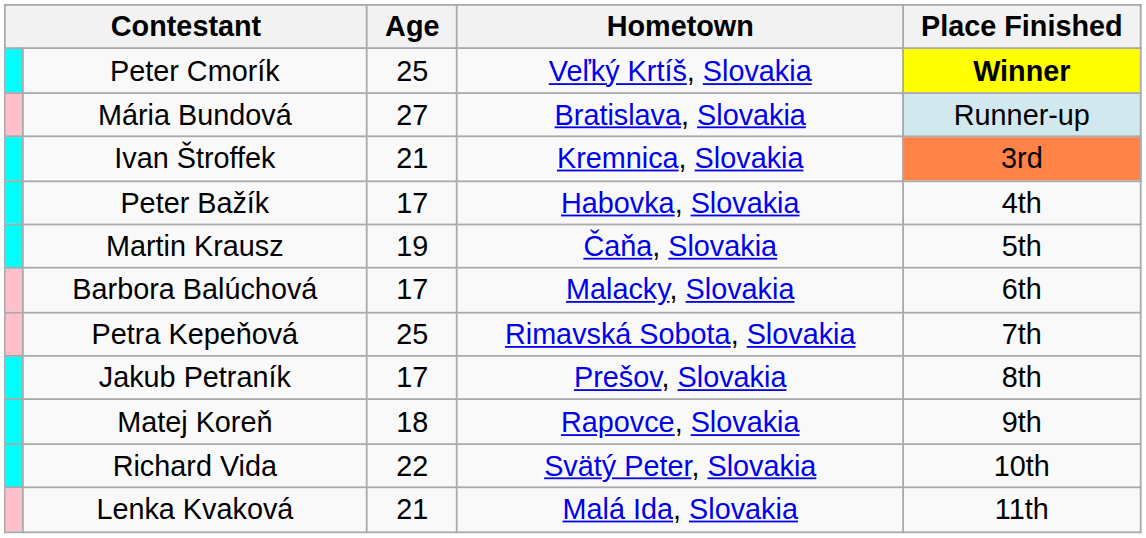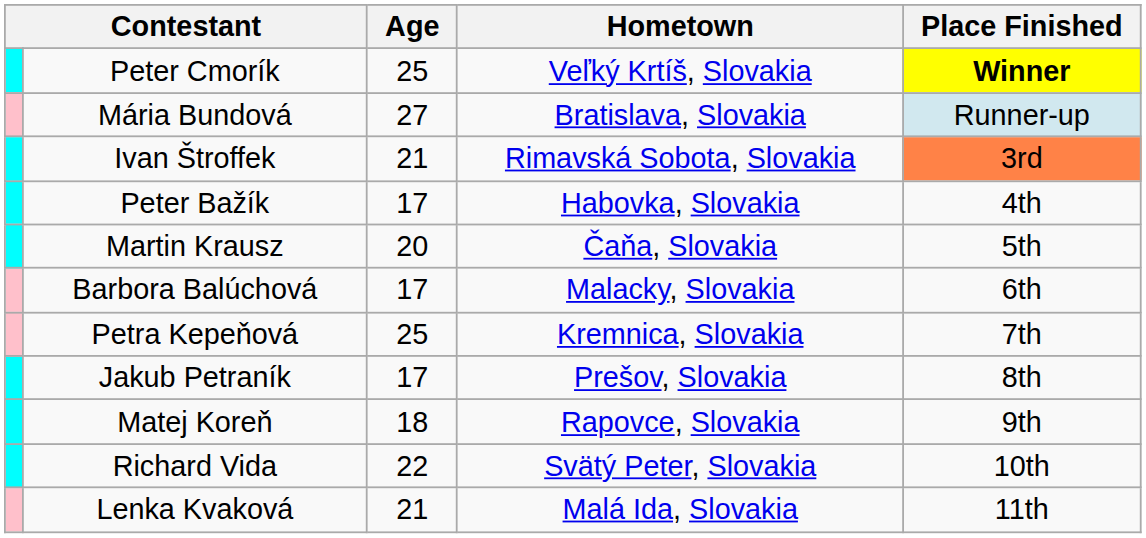(680, 158) Kremnica, Slovakia -> (680, 158) Rimavská Sobota, Slovakia
(412, 246) 19 -> (412, 246) 20
(680, 334) Rimavská Sobota, Slovakia -> (680, 334) Kremnica, Slovakia
